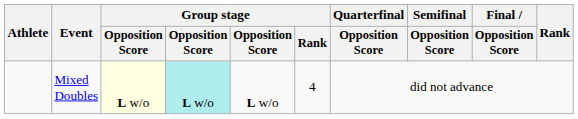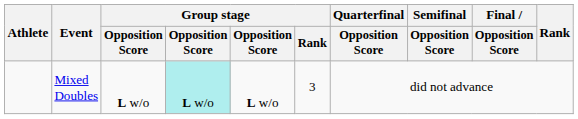(133, 103) lightyellow background -> (133, 103) no background
(312, 87) 4 -> (312, 87) 3
